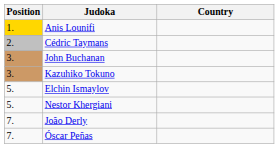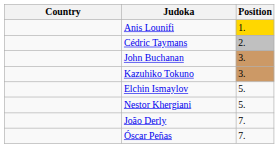columns swapped: (23, 12) <-> (215, 12)
